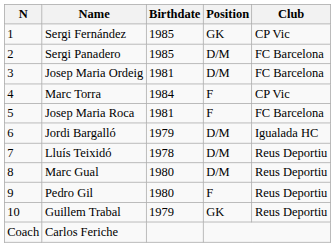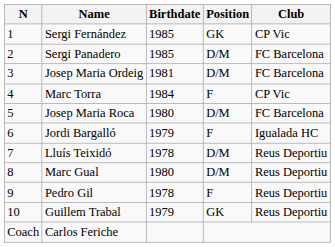(162, 113) 1981 -> (162, 113) 1980
(210, 113) F -> (218, 113) D/M
(218, 133) D/M -> (210, 133) F
(162, 192) 1980 -> (162, 192) 1978
